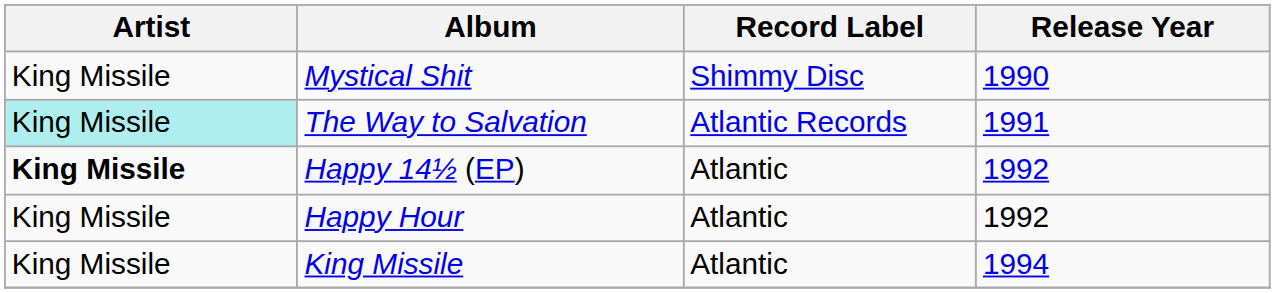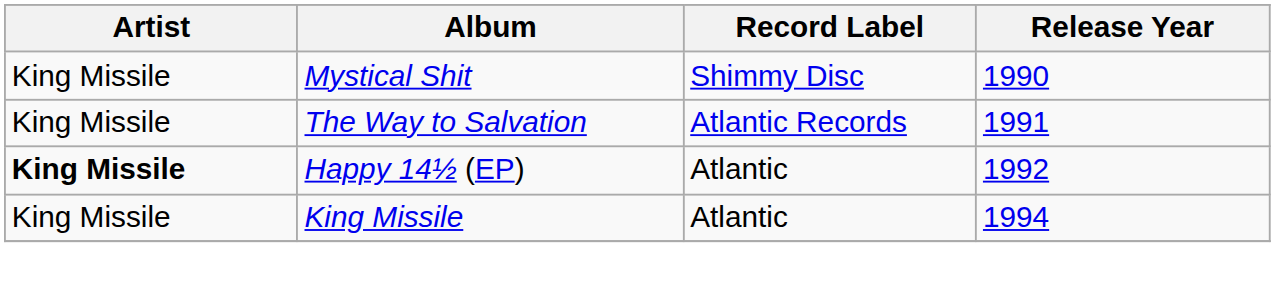(91, 122) paleturquoise background -> (91, 122) no background
- row: (384, 216)
